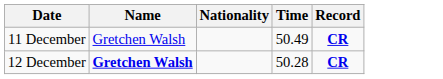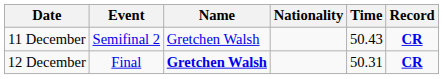+ column: (126, 16)
(292, 39) 50.49 -> (366, 39) 50.43
(292, 62) 50.28 -> (366, 62) 50.31
